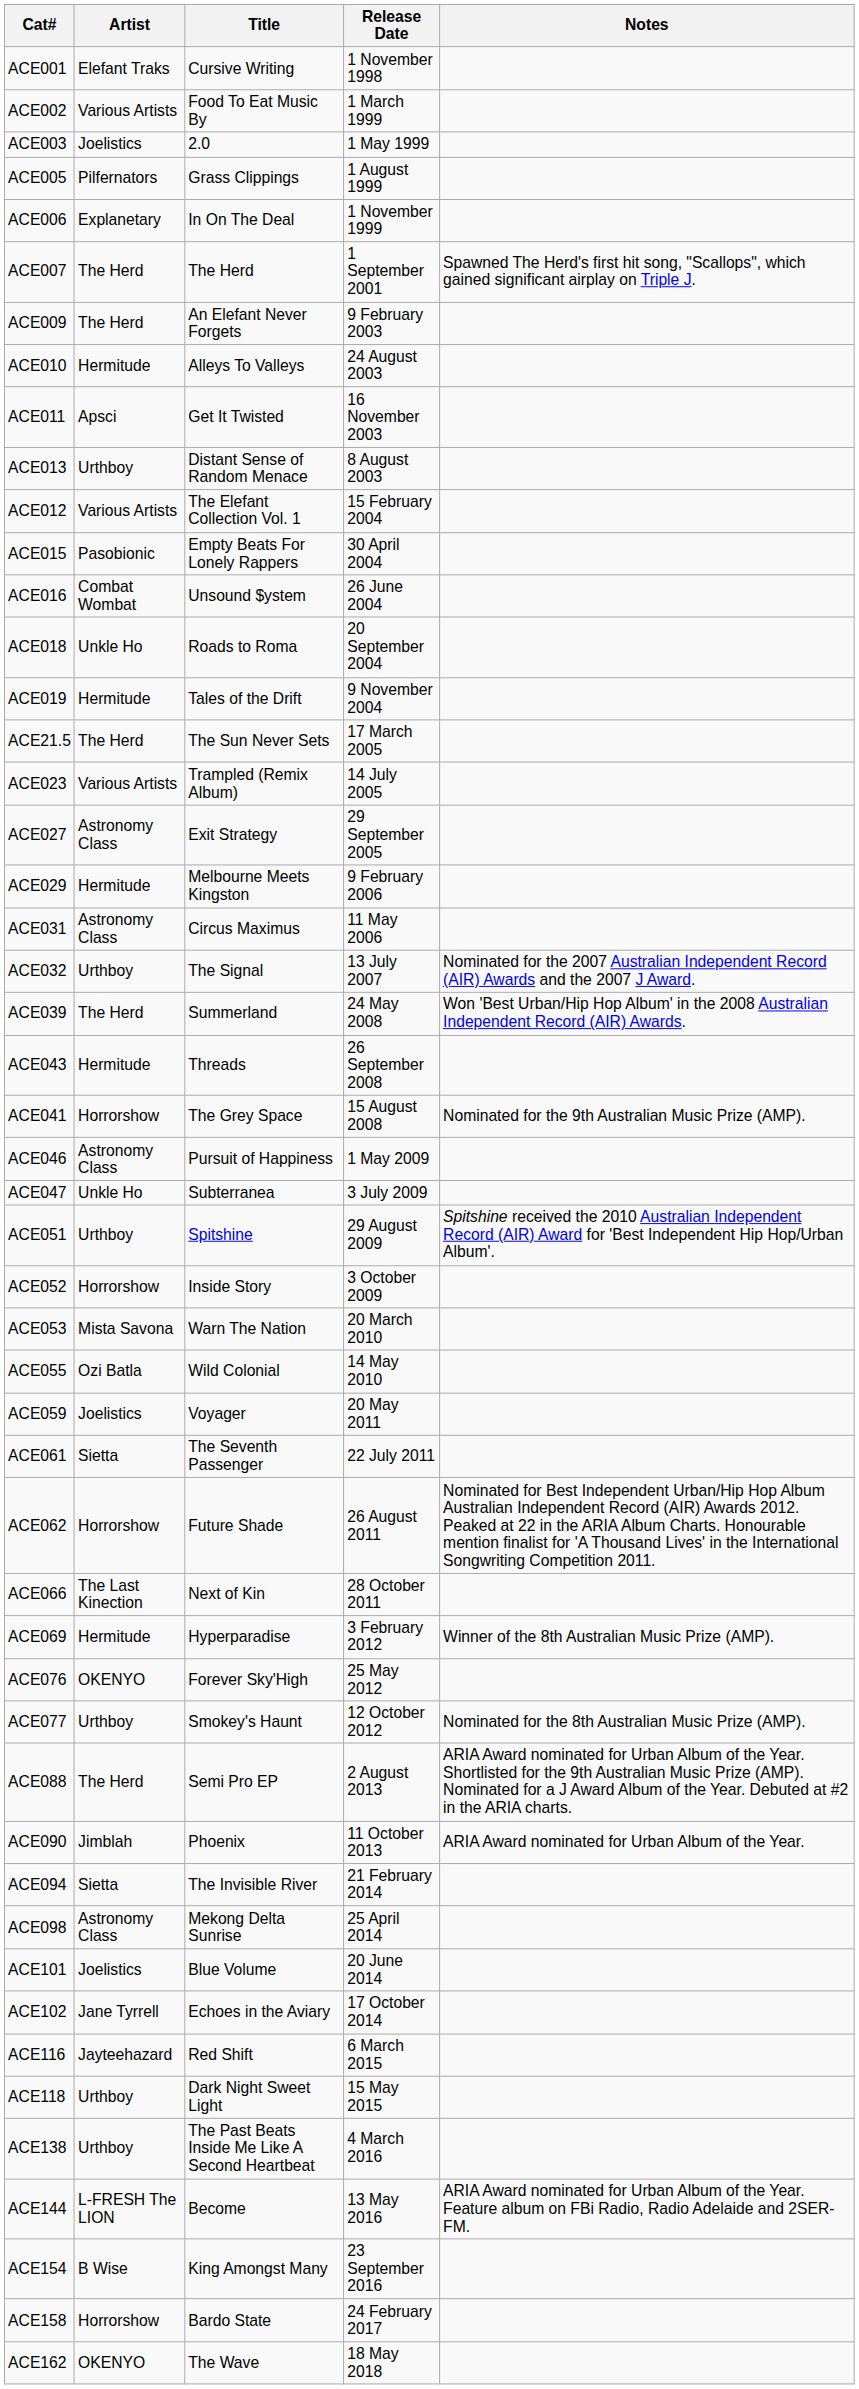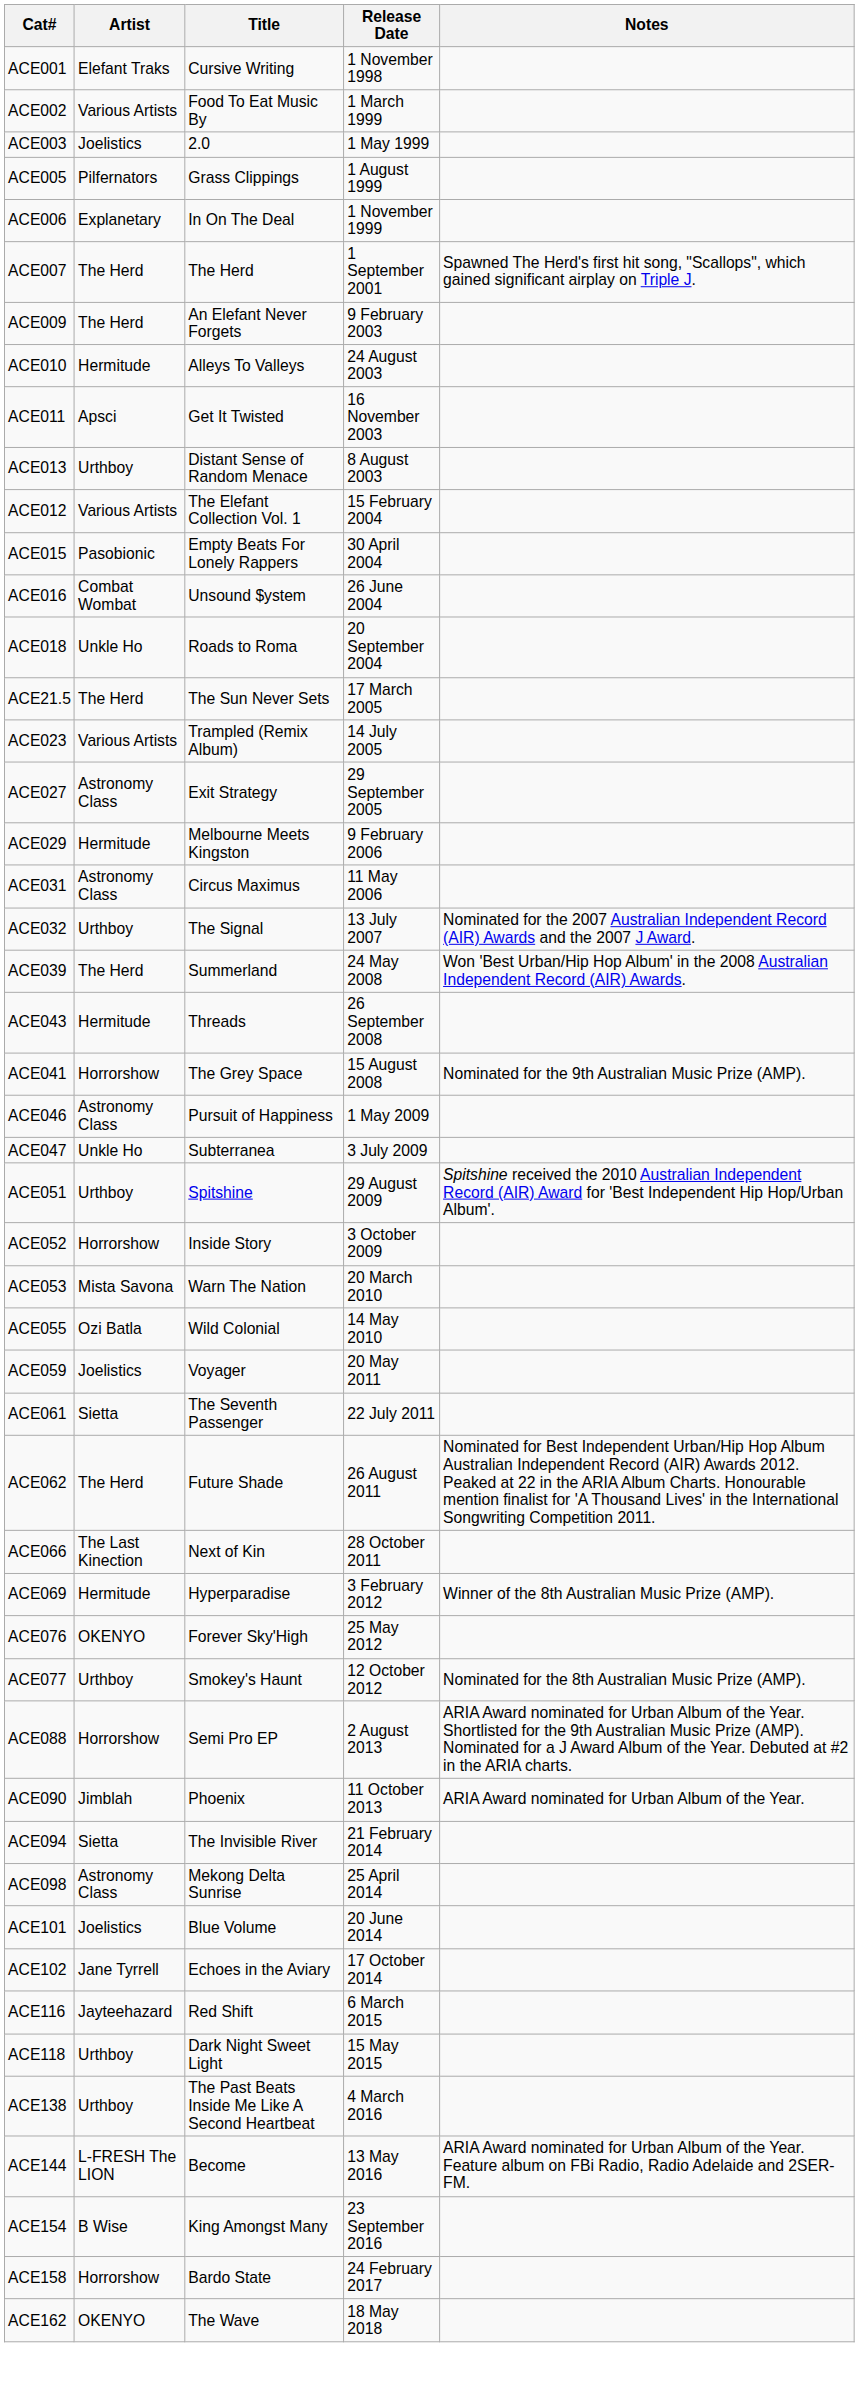- row: (37, 698)
(119, 1525) Horrorshow -> (111, 1483) The Herd
(111, 1782) The Herd -> (119, 1739) Horrorshow
